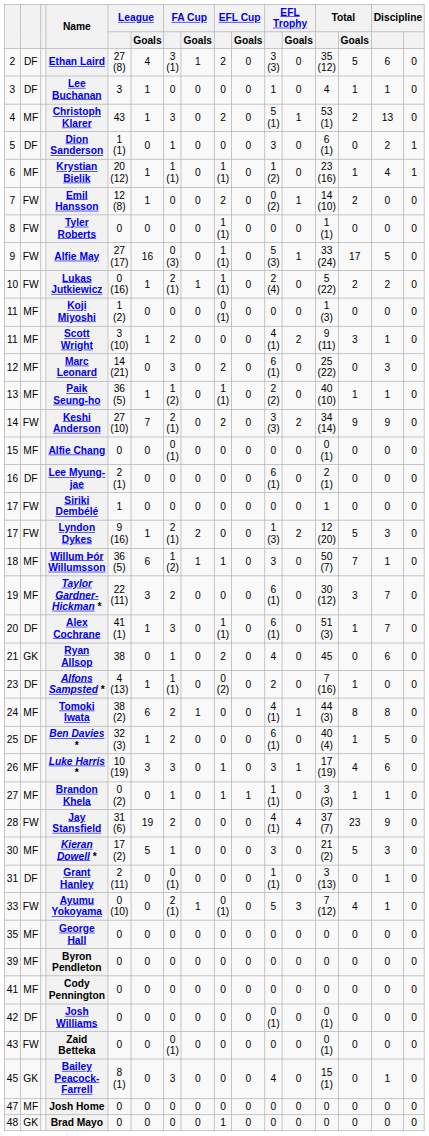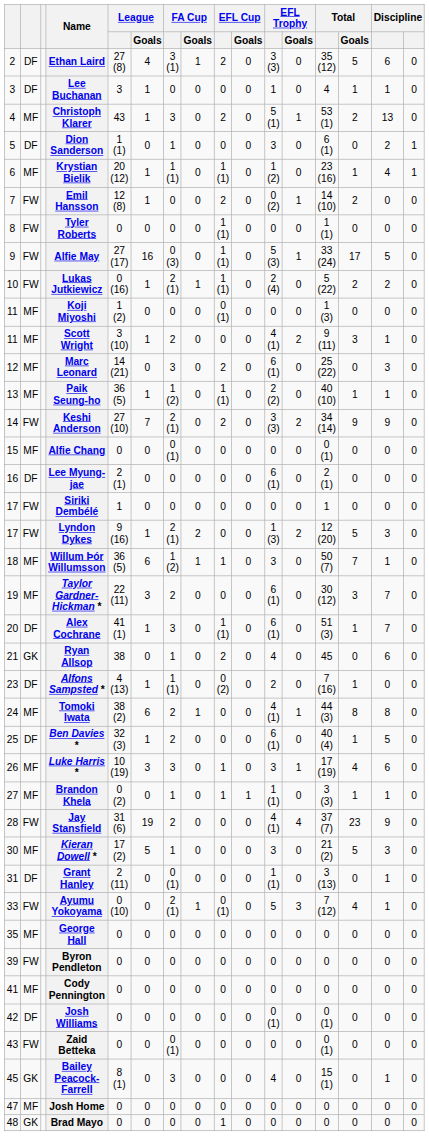(31, 962) MF -> (31, 962) FW
